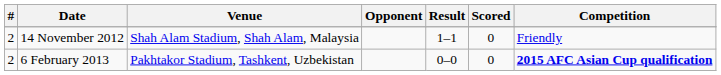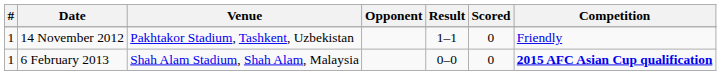(11, 38) 2 -> (11, 38) 1
(245, 38) Shah Alam Stadium, Shah Alam, Malaysia -> (242, 38) Pakhtakor Stadium, Tashkent, Uzbekistan
(11, 60) 2 -> (11, 60) 1
(242, 60) Pakhtakor Stadium, Tashkent, Uzbekistan -> (245, 60) Shah Alam Stadium, Shah Alam, Malaysia
